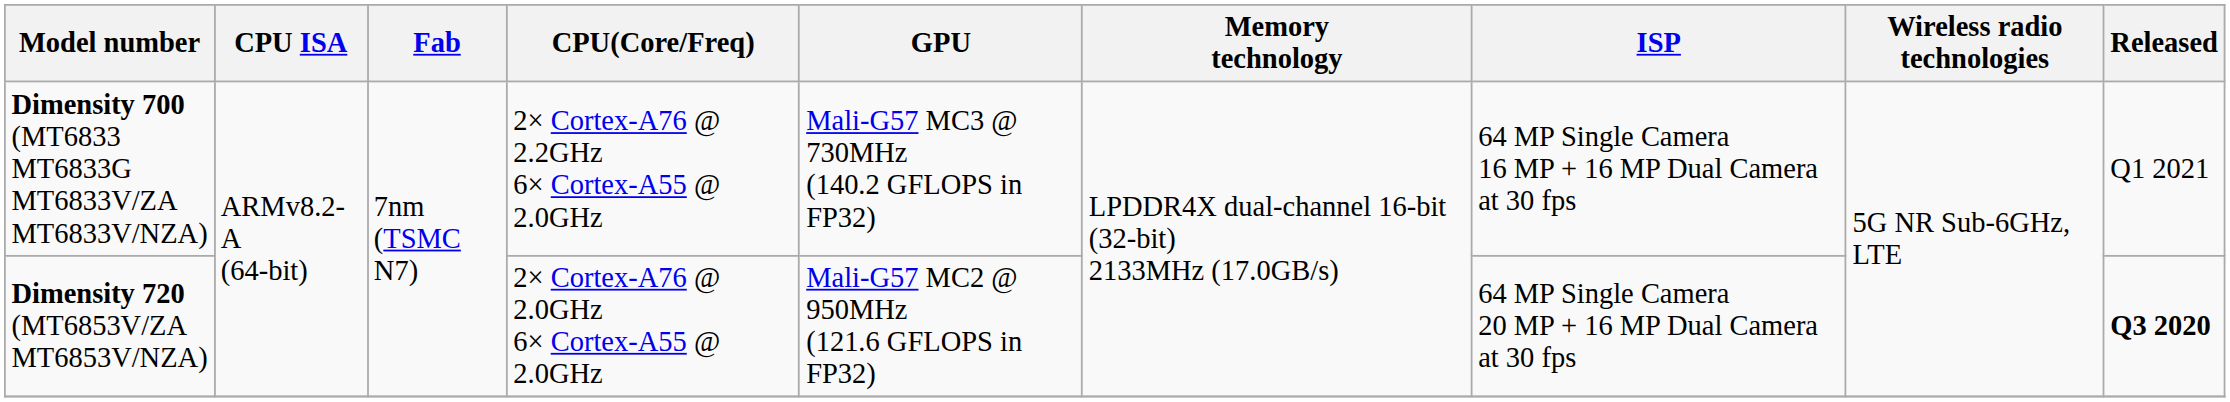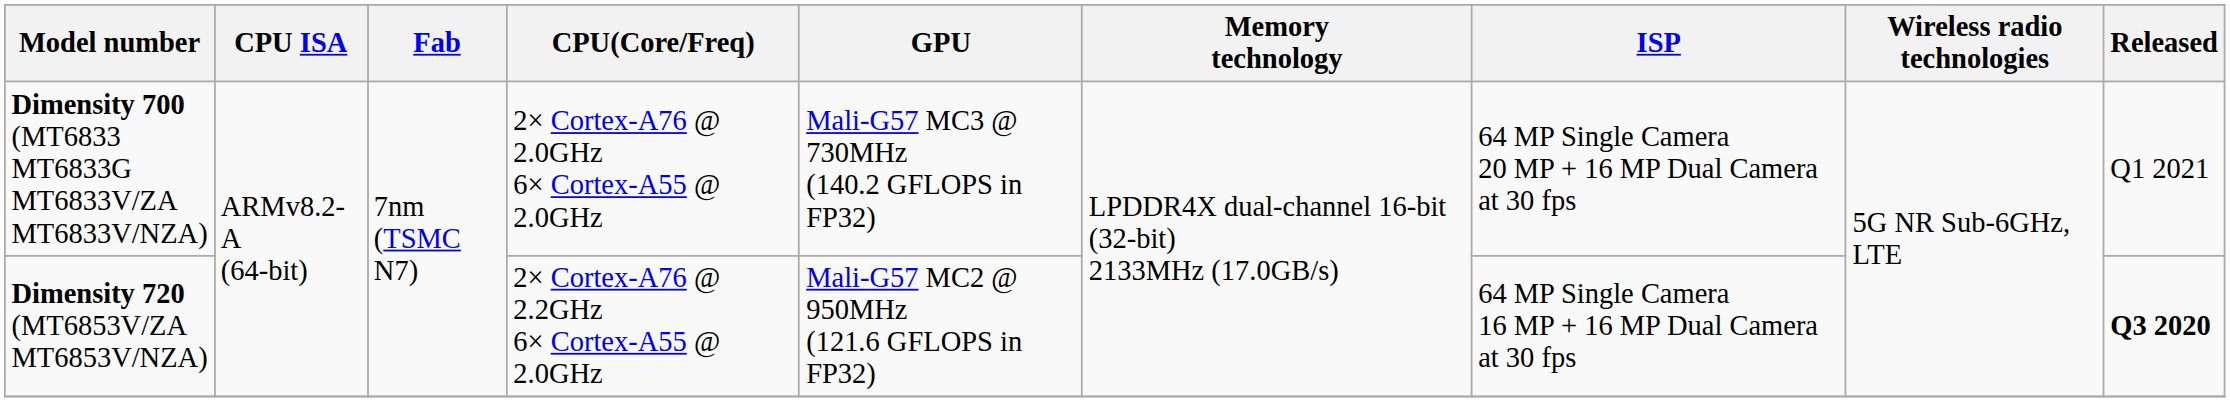(617, 168) 2× Cortex-A76 @ 2.2GHz 6× Cortex-A55 @ 2.0GHz -> (617, 168) 2× Cortex-A76 @ 2.0GHz 6× Cortex-A55 @ 2.0GHz
(1648, 168) 64 MP Single Camera 16 MP + 16 MP Dual Camera at 30 fps -> (1648, 168) 64 MP Single Camera 20 MP + 16 MP Dual Camera at 30 fps
(617, 325) 2× Cortex-A76 @ 2.0GHz 6× Cortex-A55 @ 2.0GHz -> (617, 325) 2× Cortex-A76 @ 2.2GHz 6× Cortex-A55 @ 2.0GHz
(1648, 325) 64 MP Single Camera 20 MP + 16 MP Dual Camera at 30 fps -> (1648, 325) 64 MP Single Camera 16 MP + 16 MP Dual Camera at 30 fps
